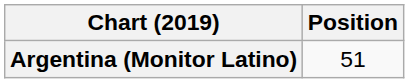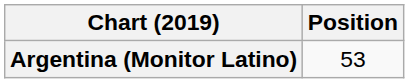(353, 58) 51 -> (353, 58) 53
